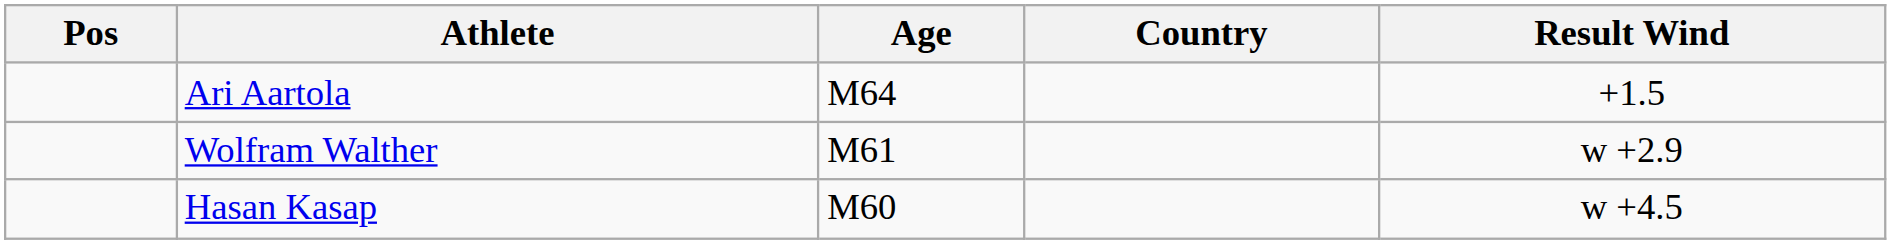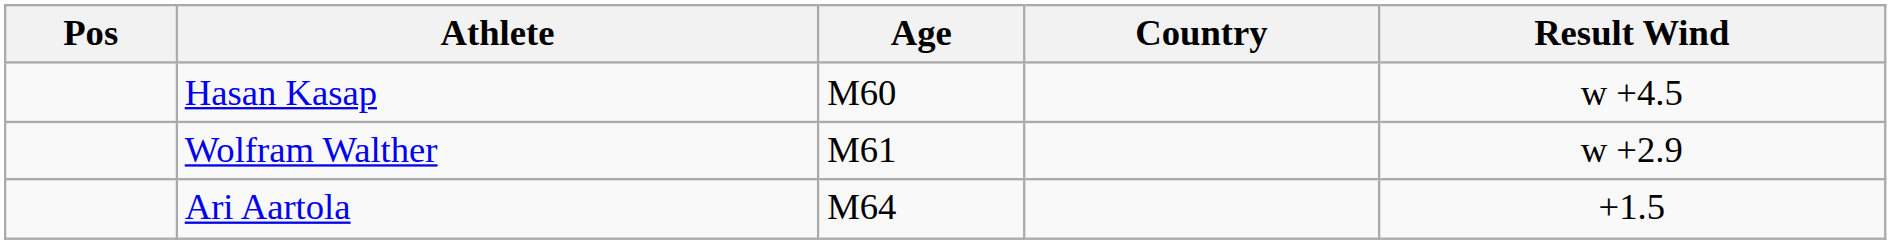rows swapped: (281, 207) <-> (268, 91)
